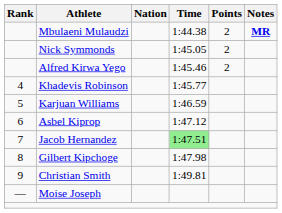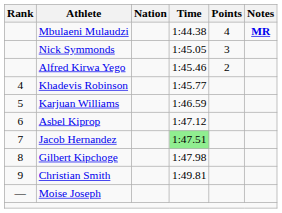(227, 31) 2 -> (227, 31) 4
(227, 49) 2 -> (227, 49) 3
